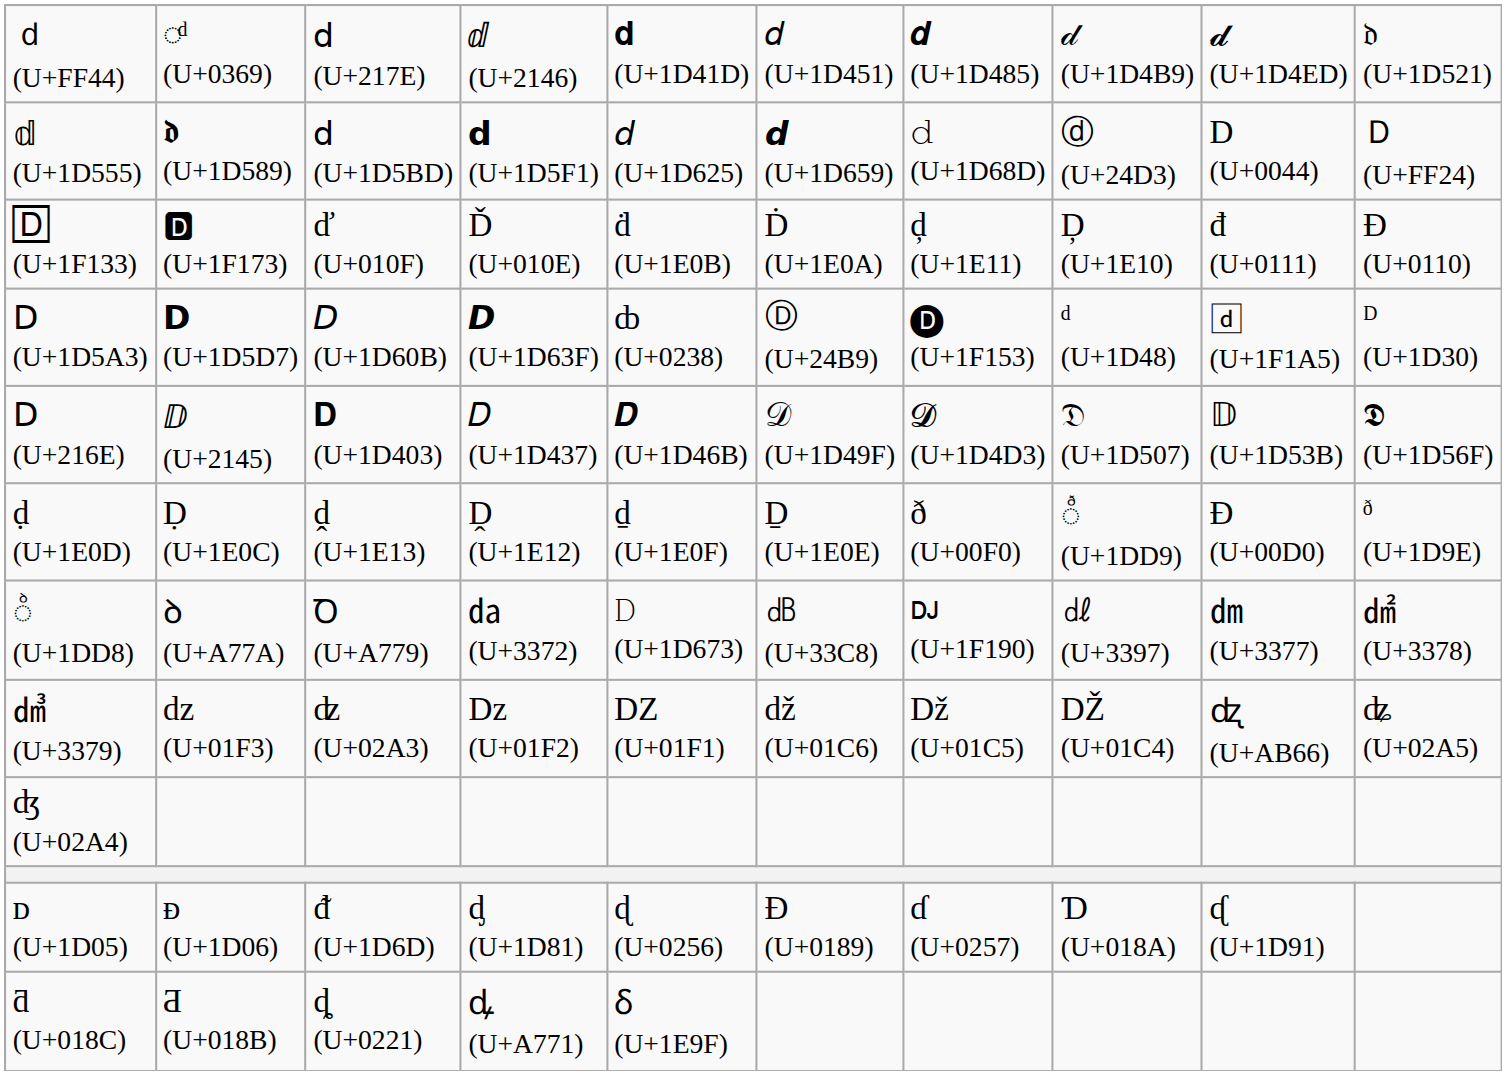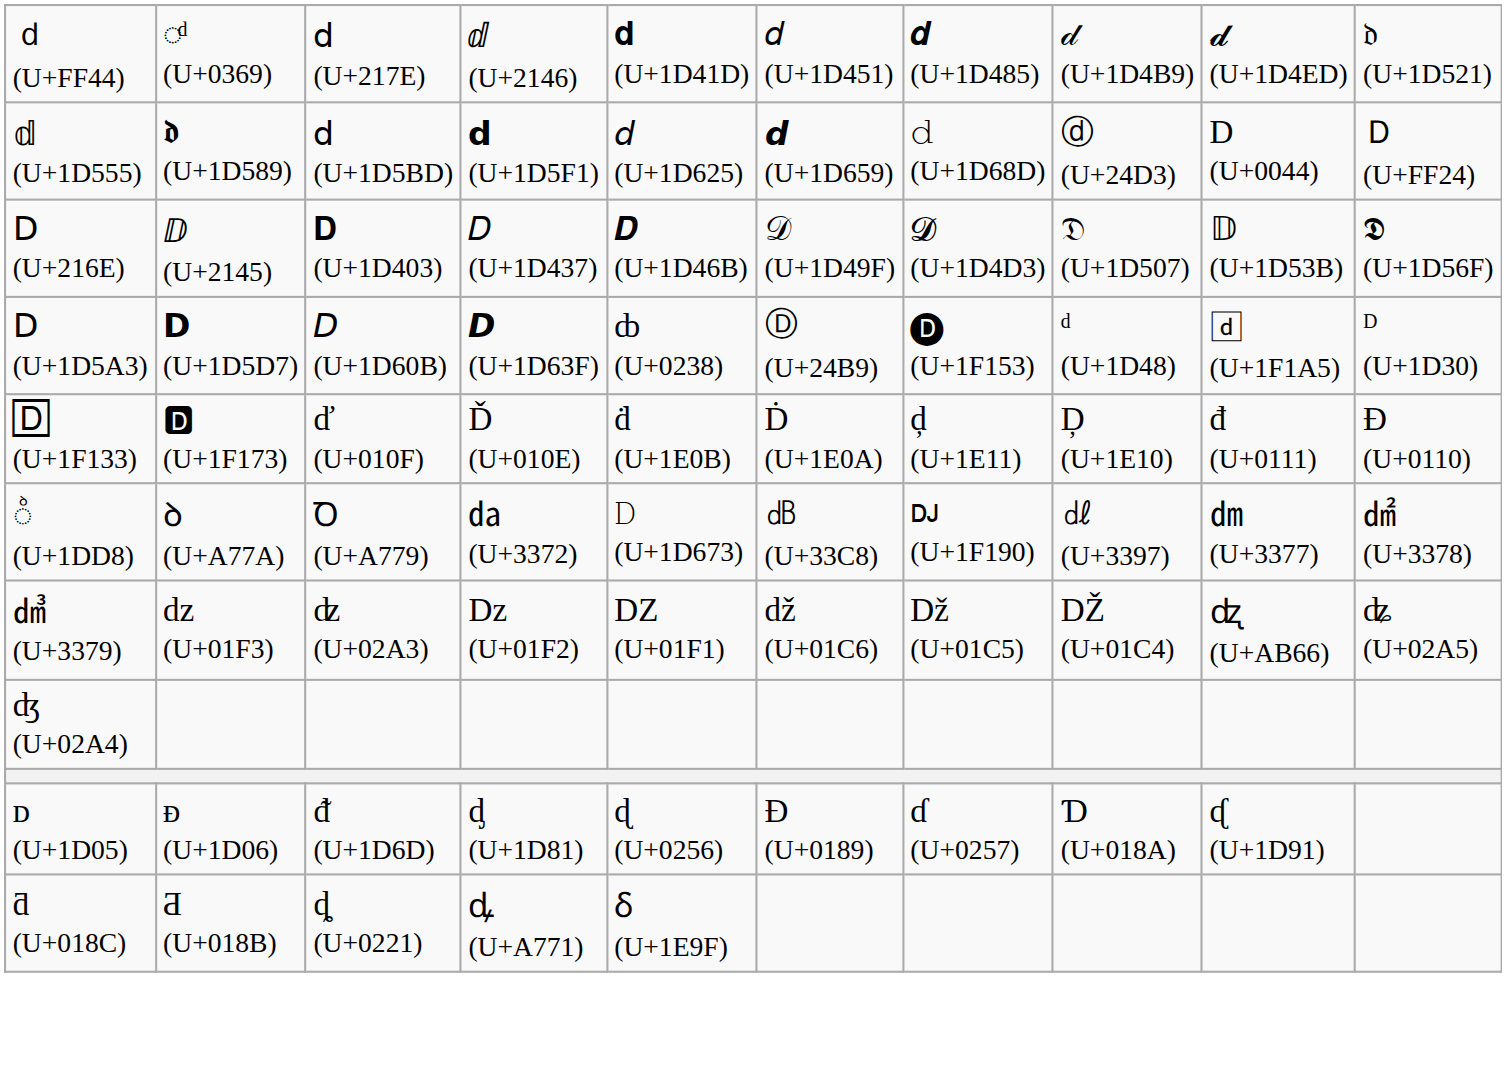rows swapped: (69, 434) <-> (75, 243)
- row: (72, 531)
